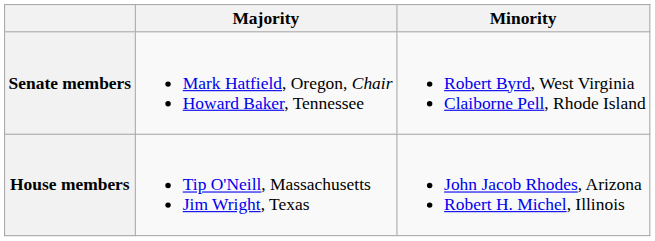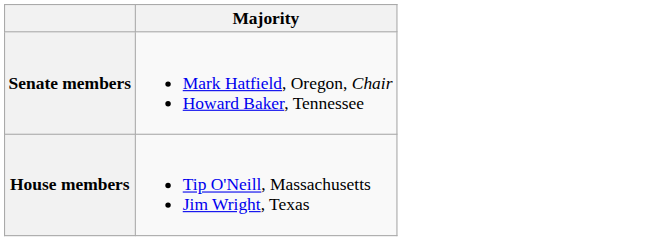- column: (523, 18)
